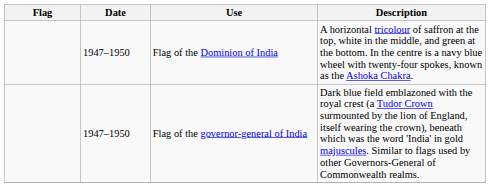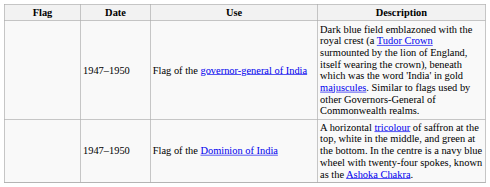rows swapped: (215, 52) <-> (230, 133)
